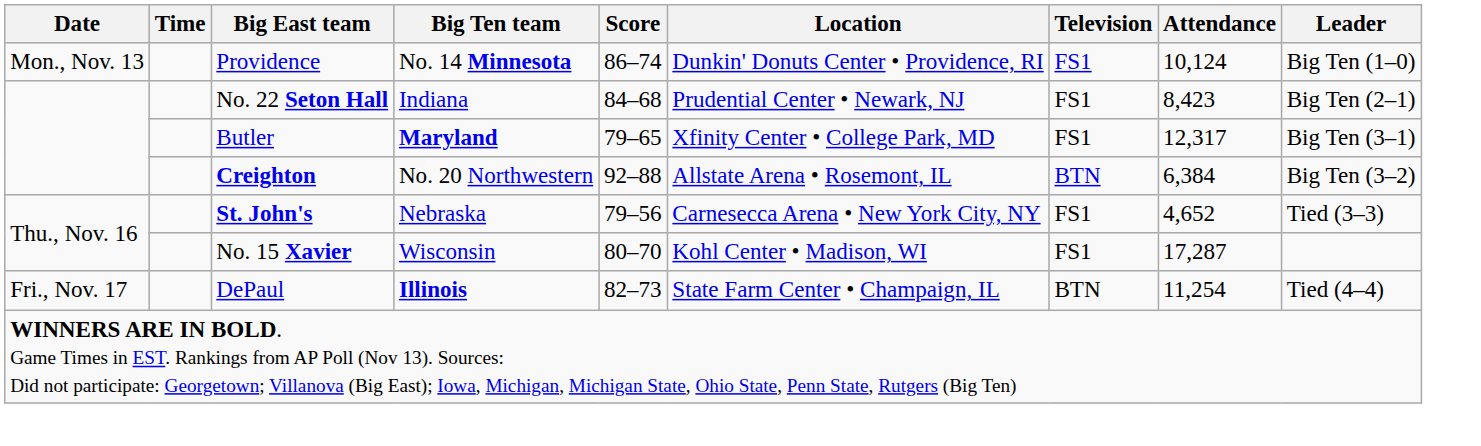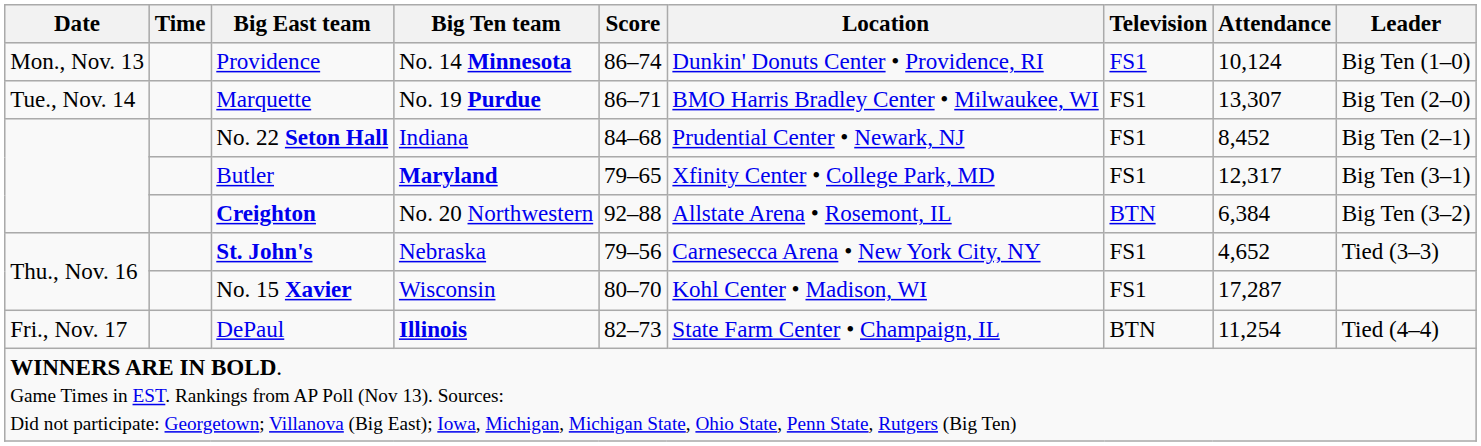+ row: (264, 99)
(1189, 99) 8,423 -> (1244, 138) 8,452
